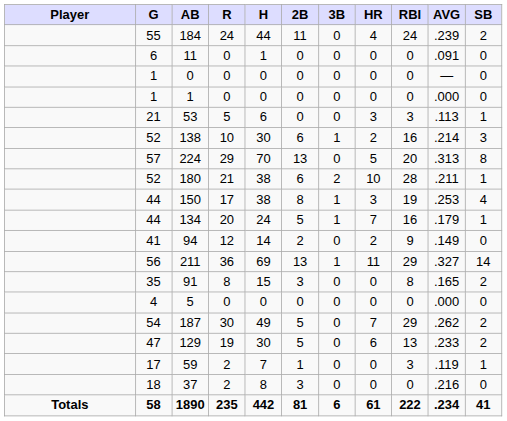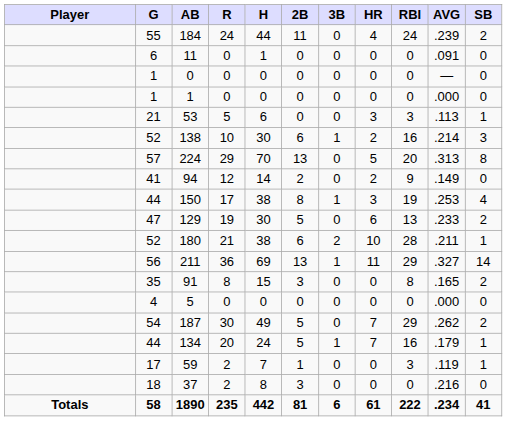rows swapped: (190, 179) <-> (190, 240)
rows swapped: (190, 220) <-> (190, 343)
